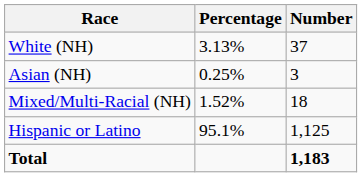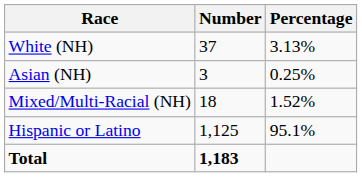columns swapped: (321, 18) <-> (240, 18)
